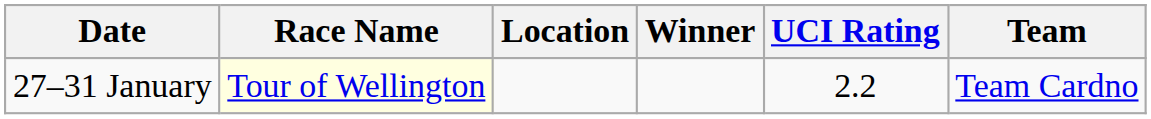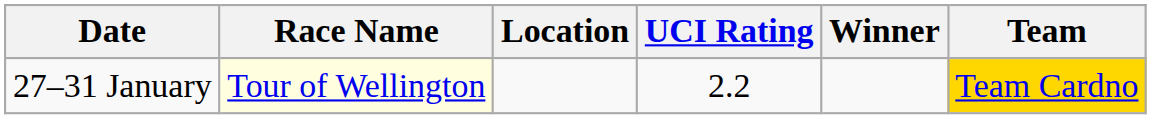columns swapped: (855, 31) <-> (700, 31)
(1047, 85) no background -> (1047, 85) gold background
